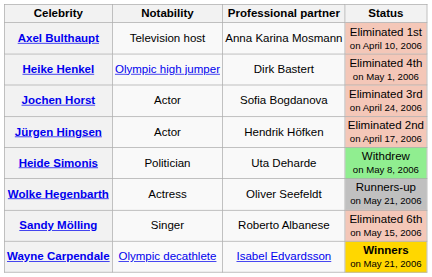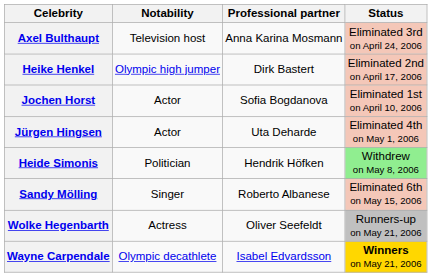(386, 38) Eliminated 1st on April 10, 2006 -> (386, 38) Eliminated 3rd on April 24, 2006
(386, 69) Eliminated 4th on May 1, 2006 -> (386, 69) Eliminated 2nd on April 17, 2006
(386, 100) Eliminated 3rd on April 24, 2006 -> (386, 100) Eliminated 1st on April 10, 2006
(284, 132) Hendrik Höfken -> (284, 132) Uta Deharde
(386, 132) Eliminated 2nd on April 17, 2006 -> (386, 132) Eliminated 4th on May 1, 2006
(284, 163) Uta Deharde -> (284, 163) Hendrik Höfken
rows swapped: (58, 225) <-> (58, 194)
